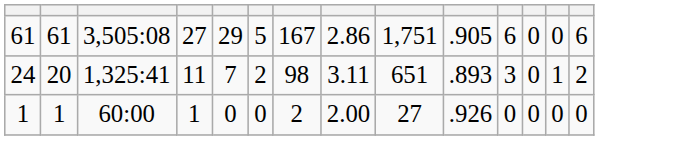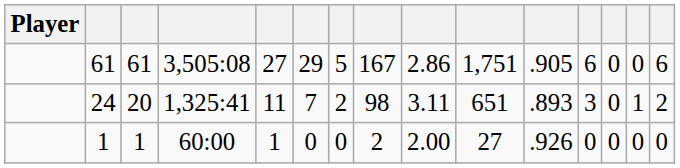+ column: (45, 24)
